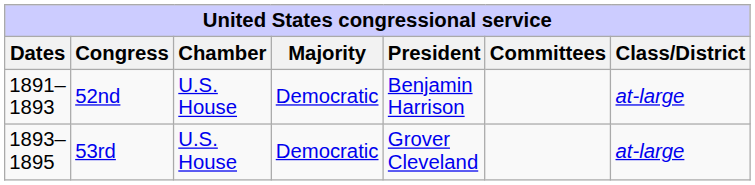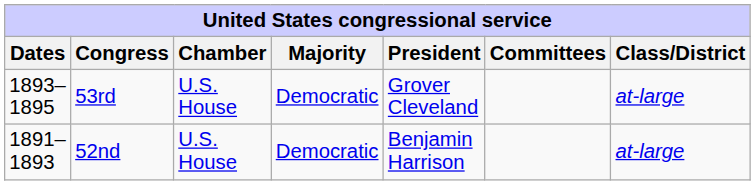rows swapped: (98, 96) <-> (96, 151)
